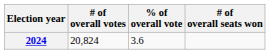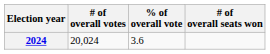(84, 40) 20,824 -> (84, 40) 20,024
